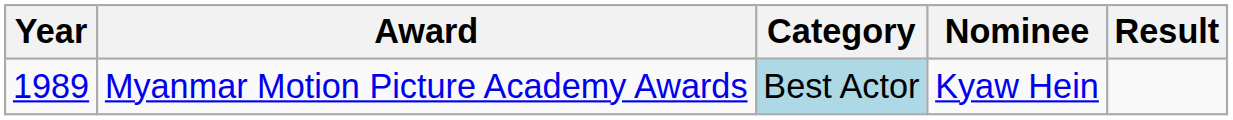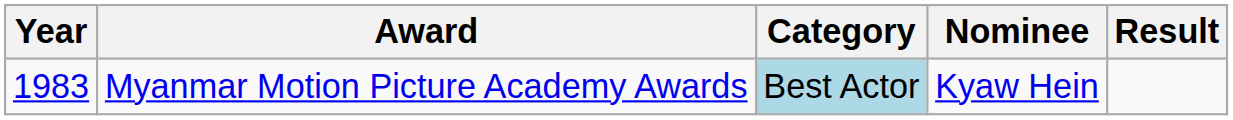(51, 85) 1989 -> (51, 85) 1983
